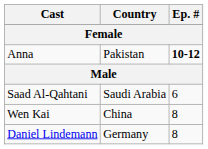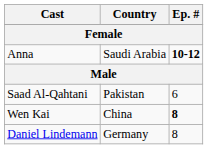(124, 54) Pakistan -> (135, 54) Saudi Arabia
(135, 94) Saudi Arabia -> (124, 94) Pakistan
(175, 114) normal -> (175, 114) bold
